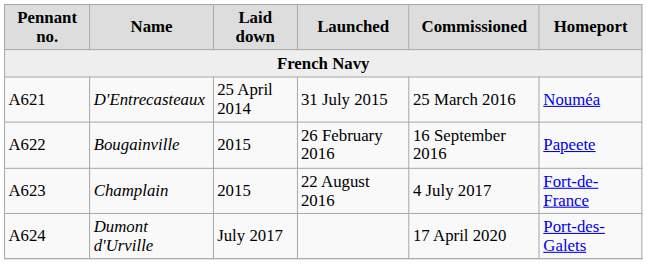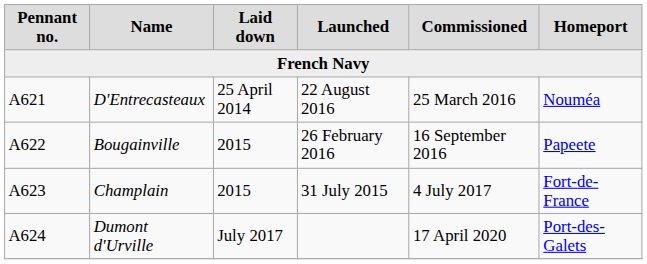(344, 99) 31 July 2015 -> (335, 99) 22 August 2016
(335, 190) 22 August 2016 -> (344, 190) 31 July 2015
